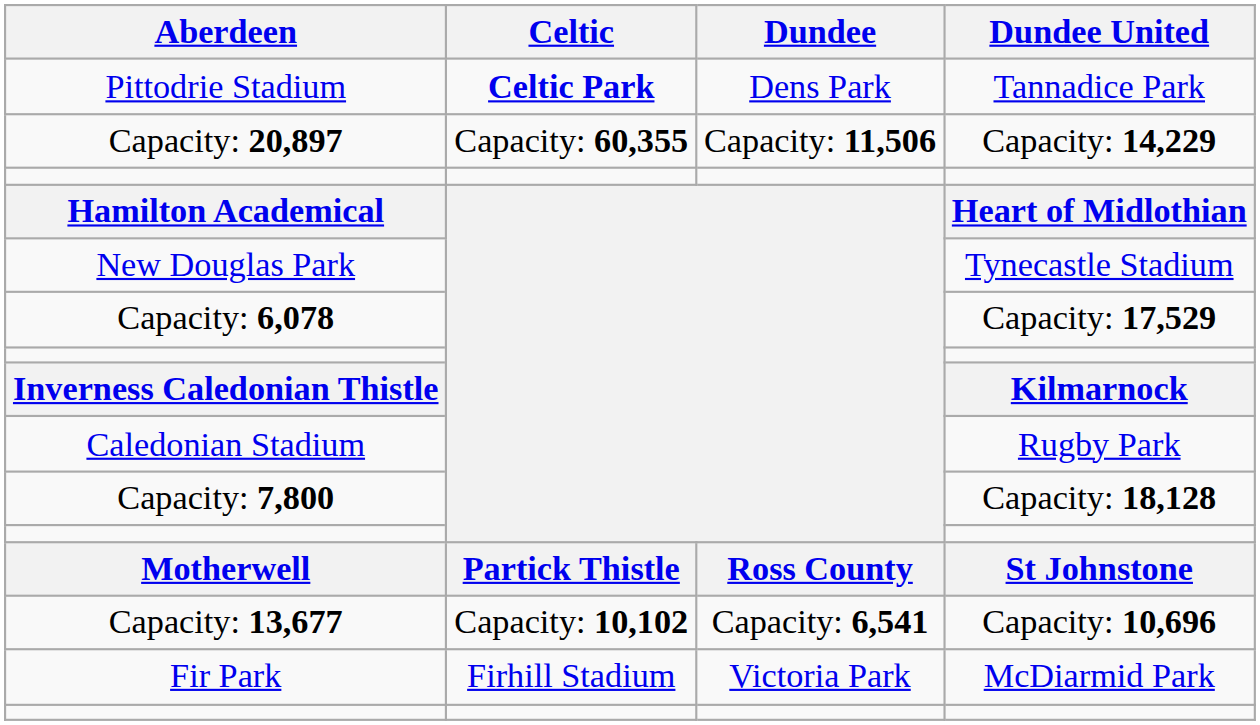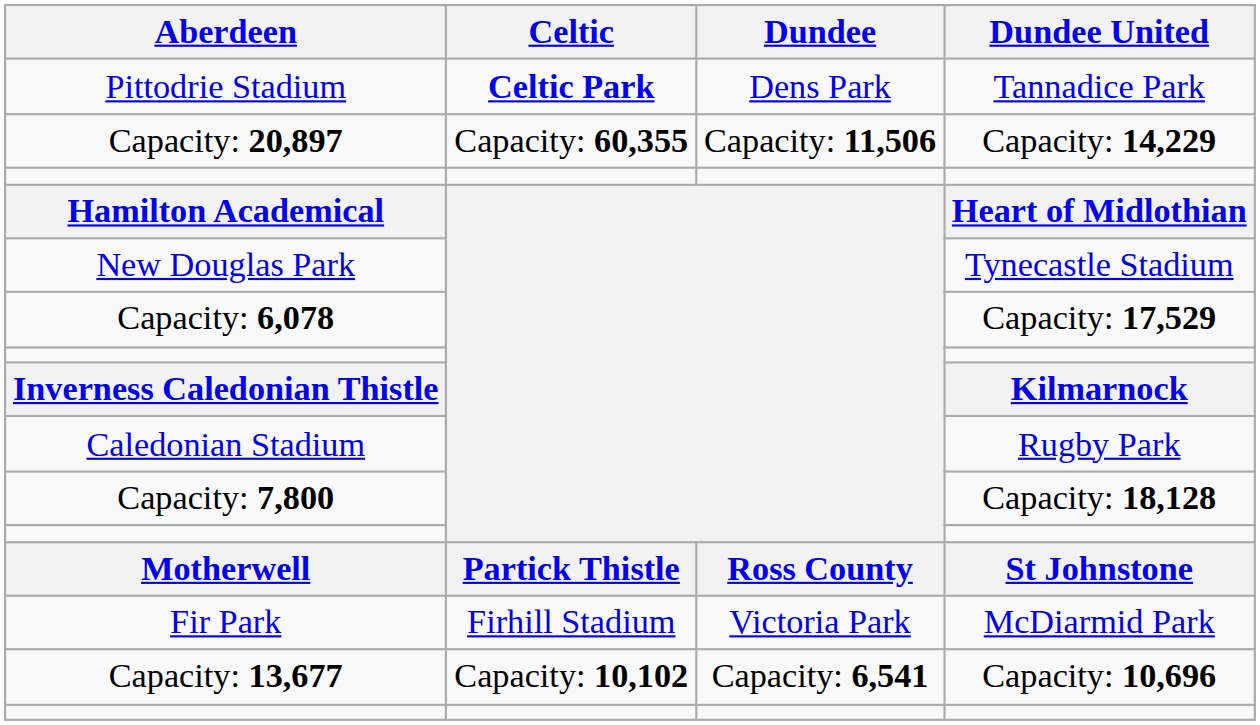rows swapped: (226, 676) <-> (226, 622)
